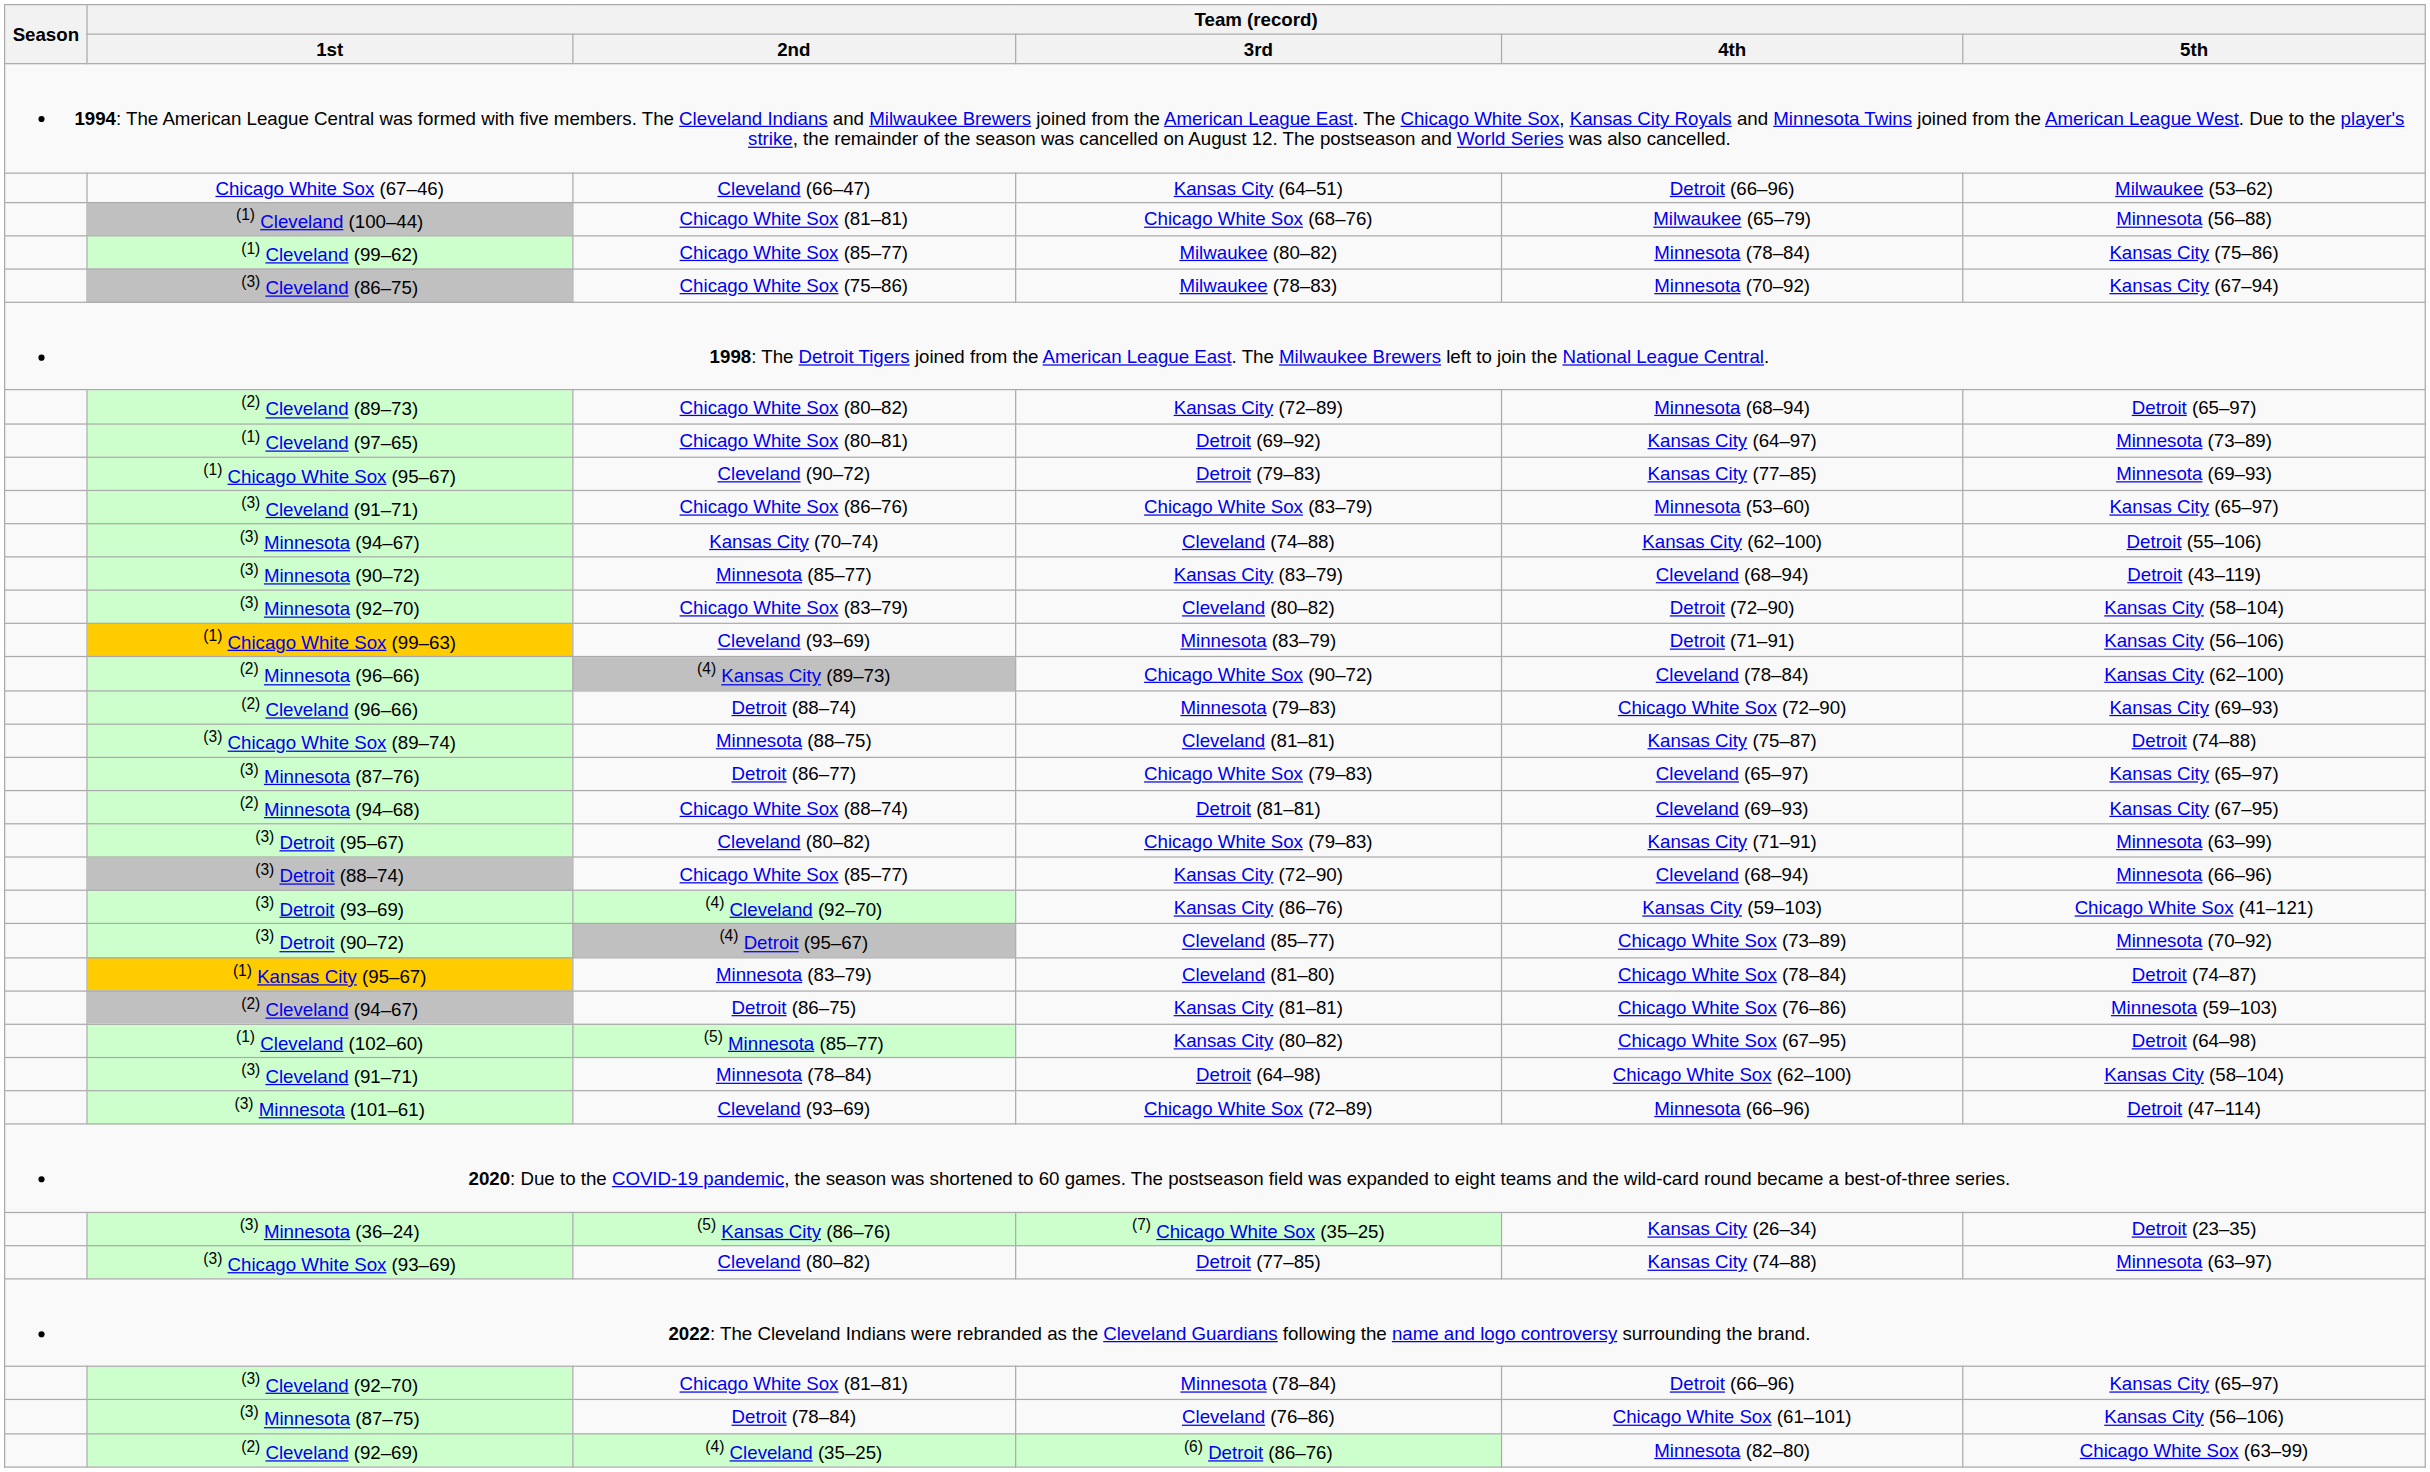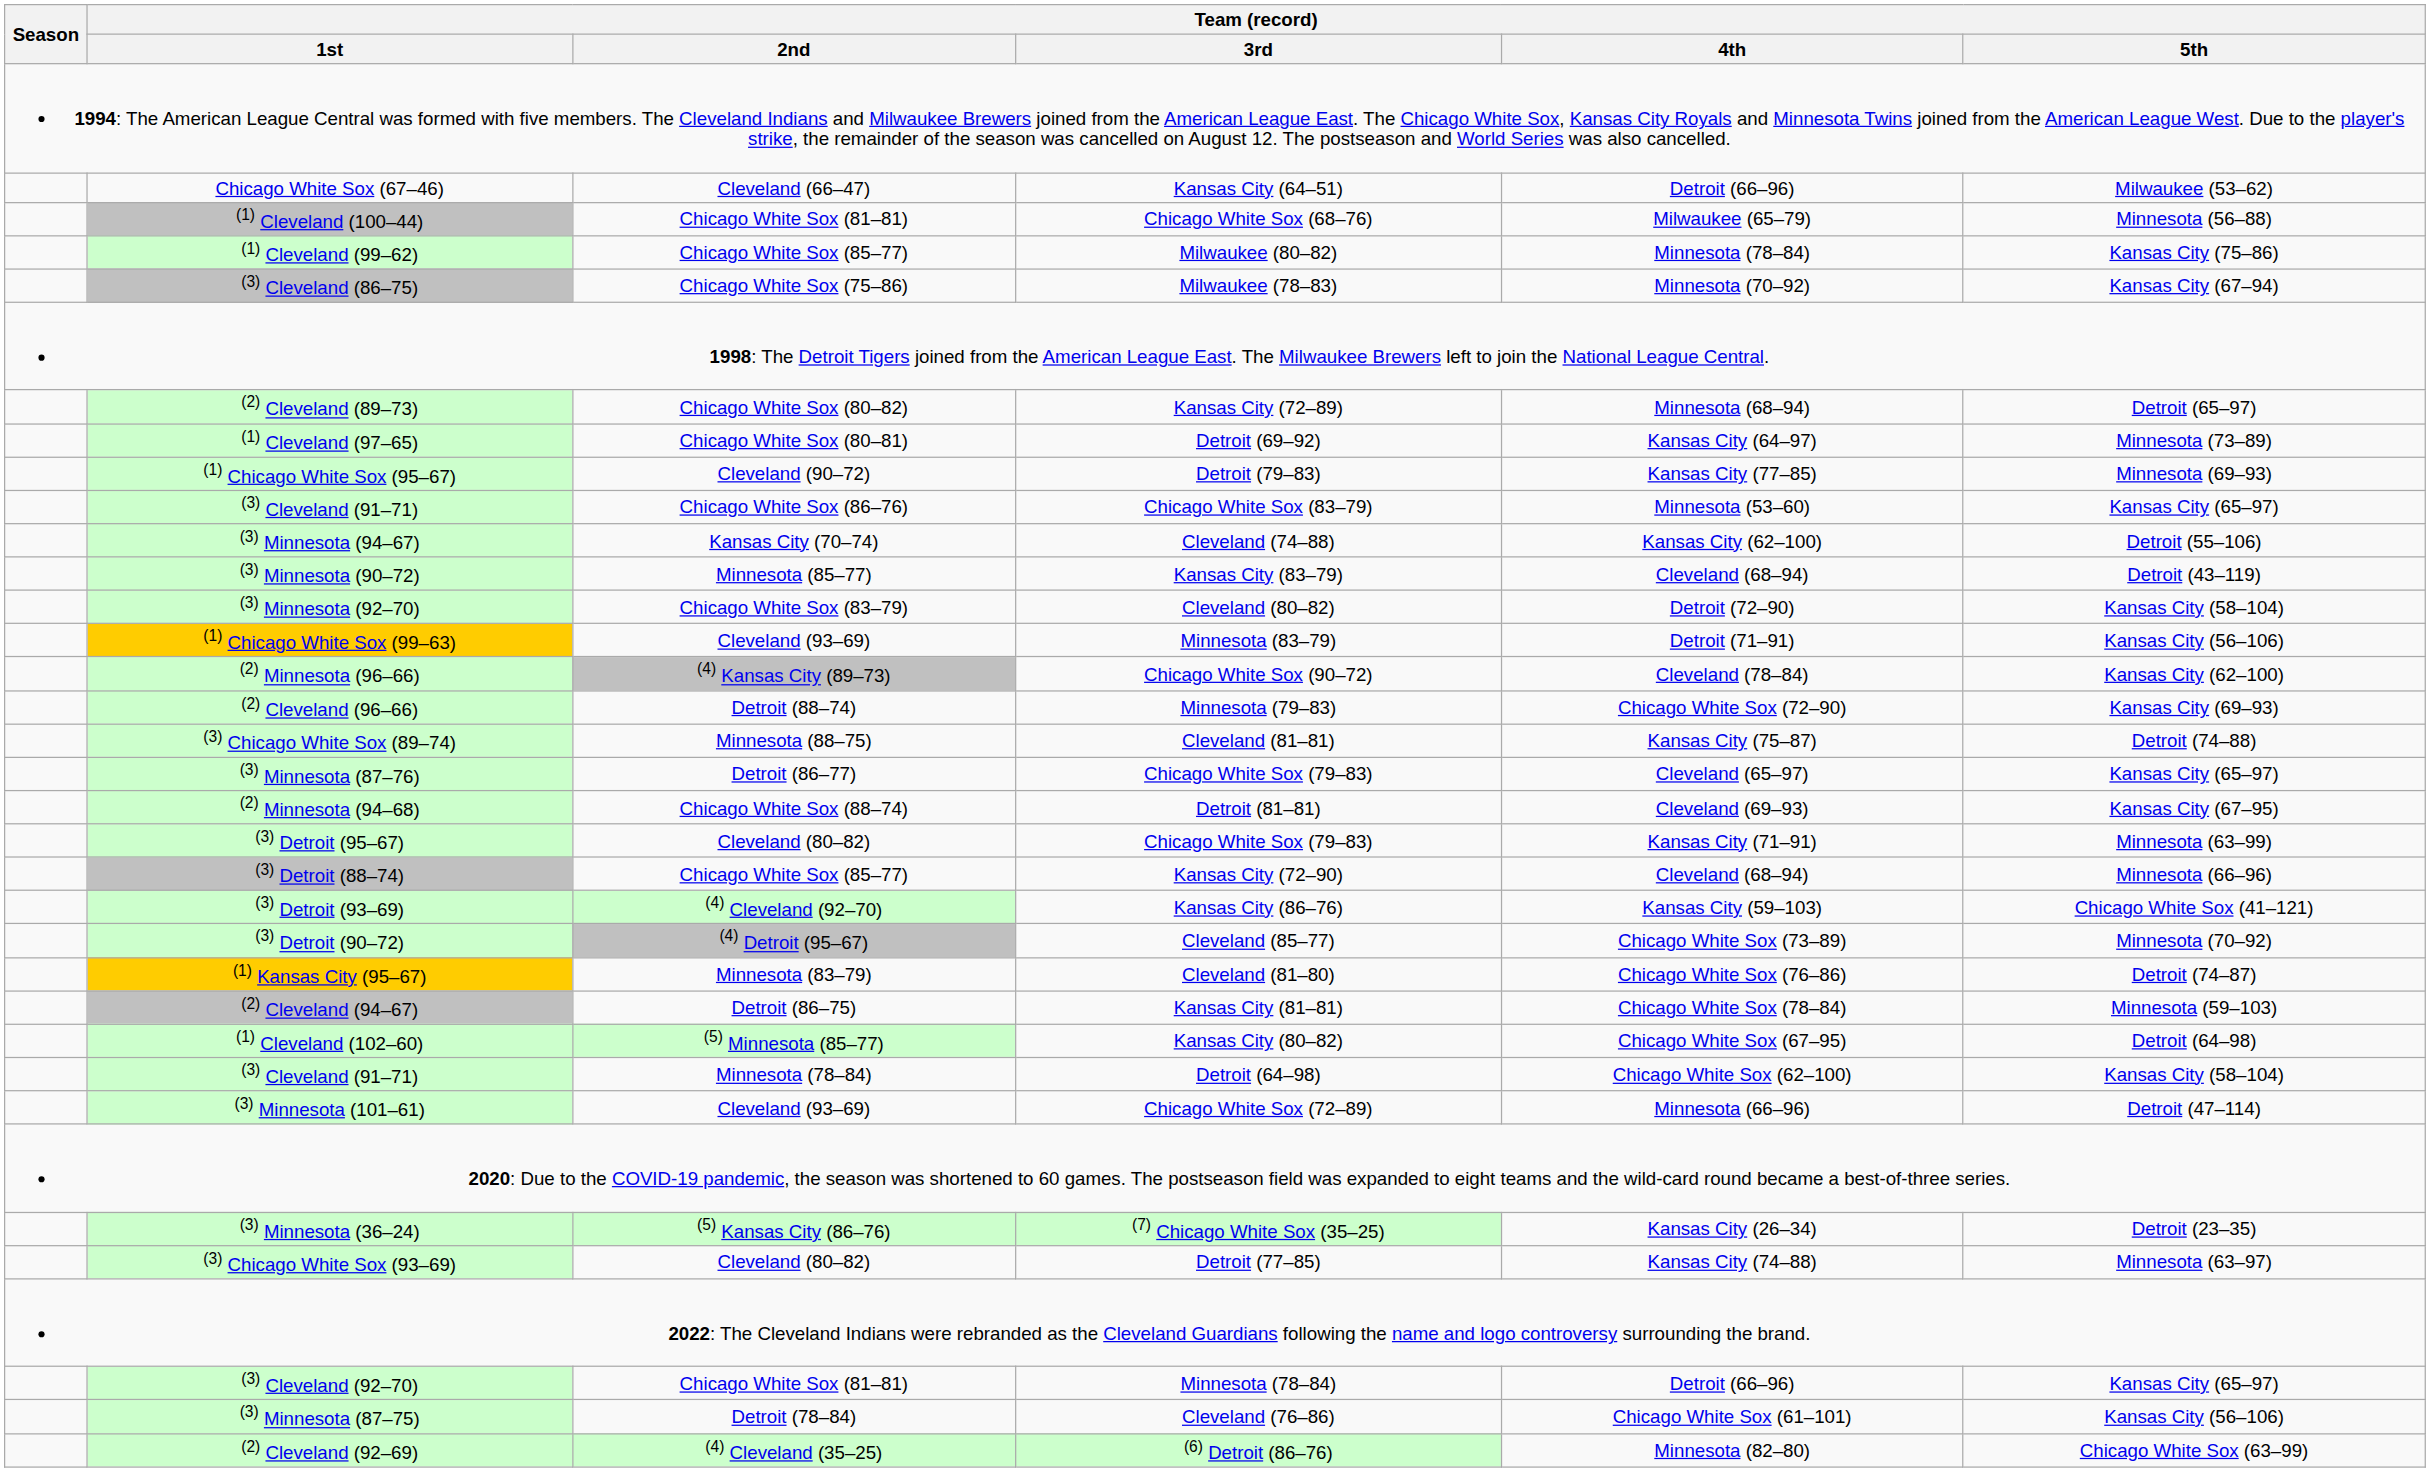(1732, 974) Chicago White Sox (78–84) -> (1732, 974) Chicago White Sox (76–86)
(1732, 1008) Chicago White Sox (76–86) -> (1732, 1008) Chicago White Sox (78–84)
